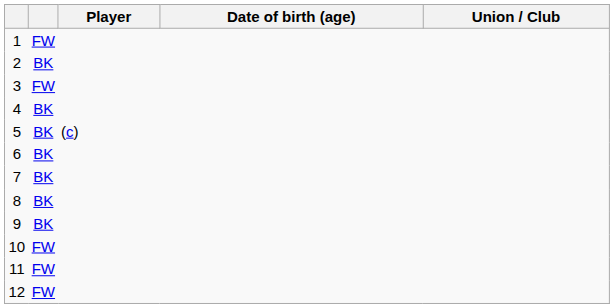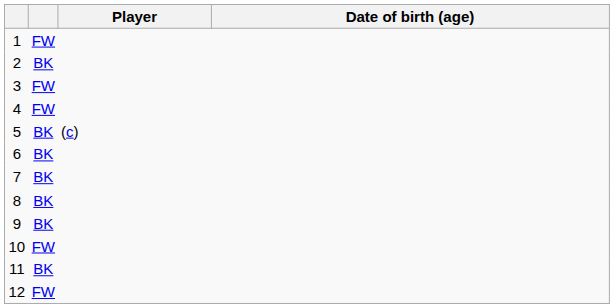- column: (516, 17)
(43, 109) BK -> (43, 109) FW
(43, 269) FW -> (43, 269) BK
